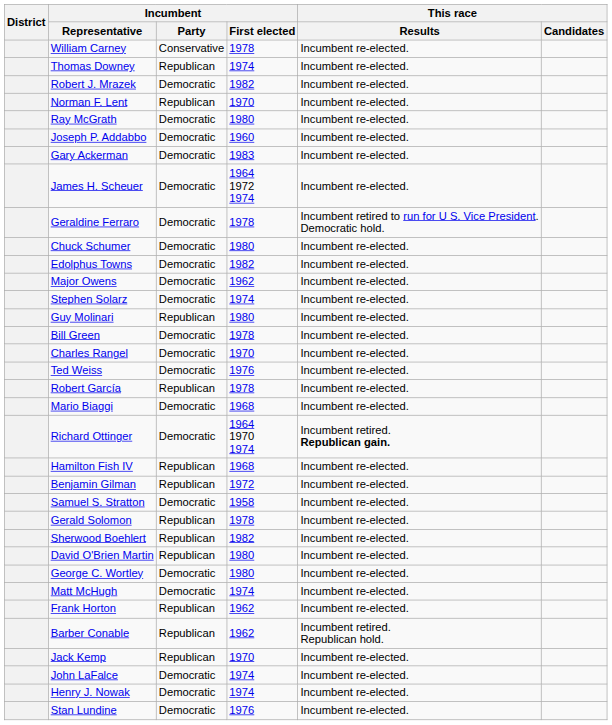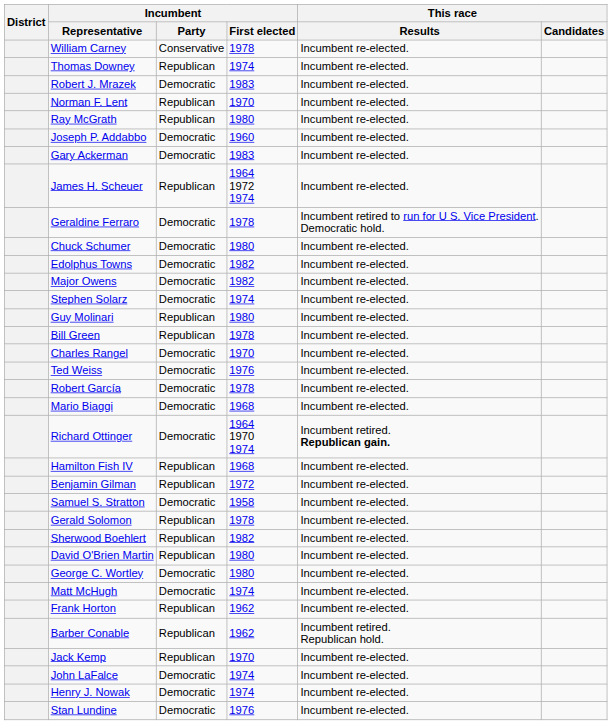(242, 84) 1982 -> (242, 84) 1983
(187, 119) Democratic -> (187, 119) Republican
(187, 185) Democratic -> (187, 185) Republican
(242, 282) 1962 -> (242, 282) 1982
(187, 335) Democratic -> (187, 335) Republican
(187, 388) Republican -> (187, 388) Democratic
